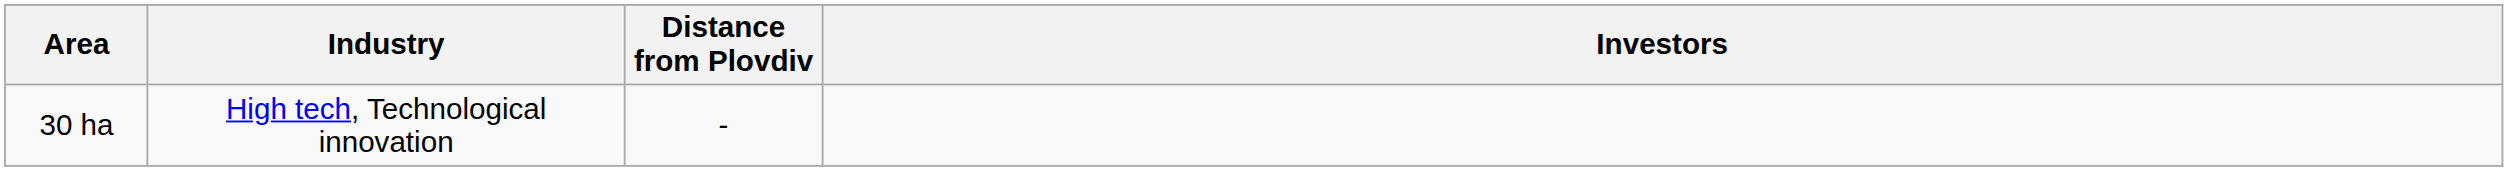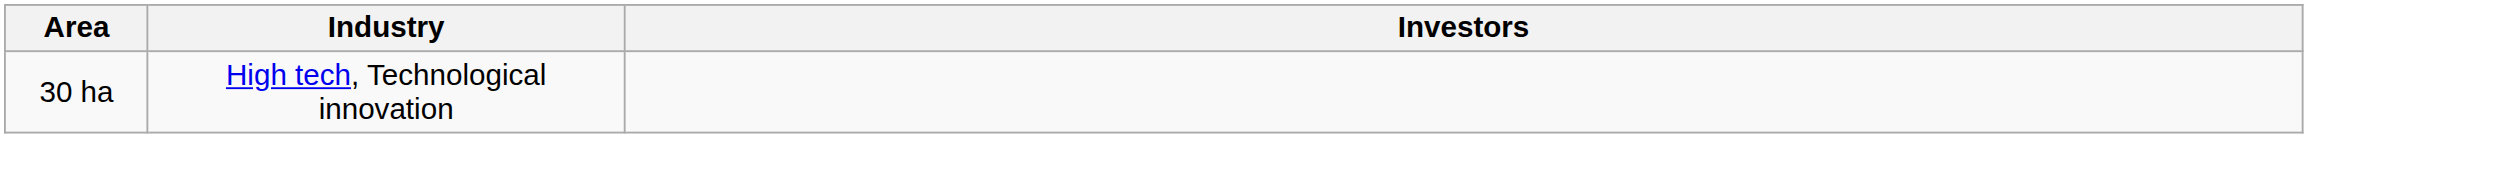- column: (724, 44)
